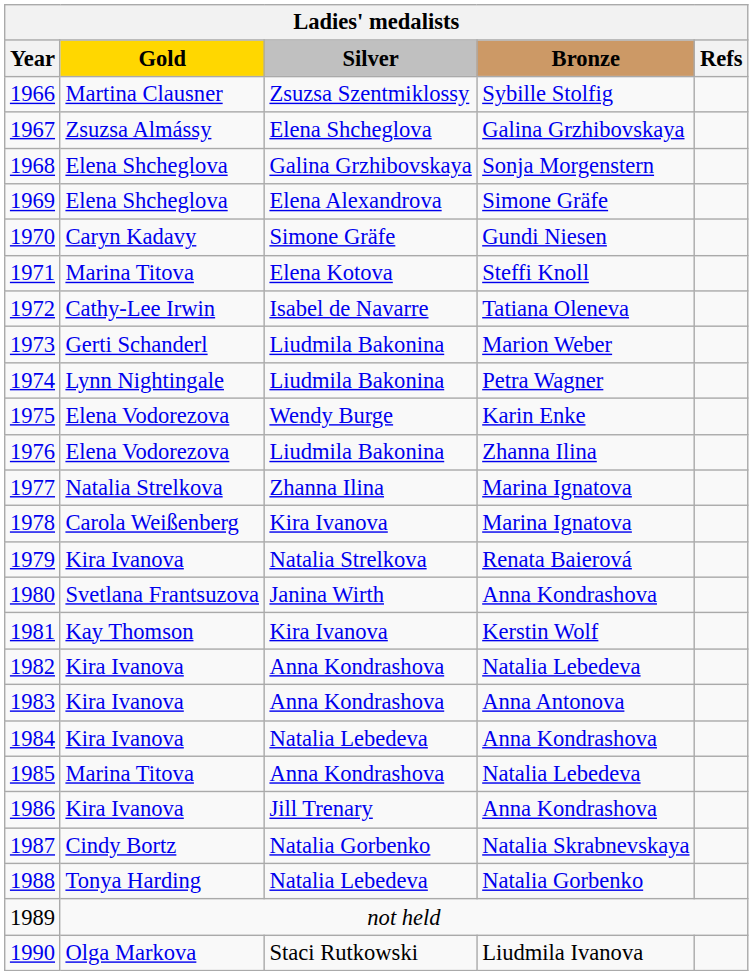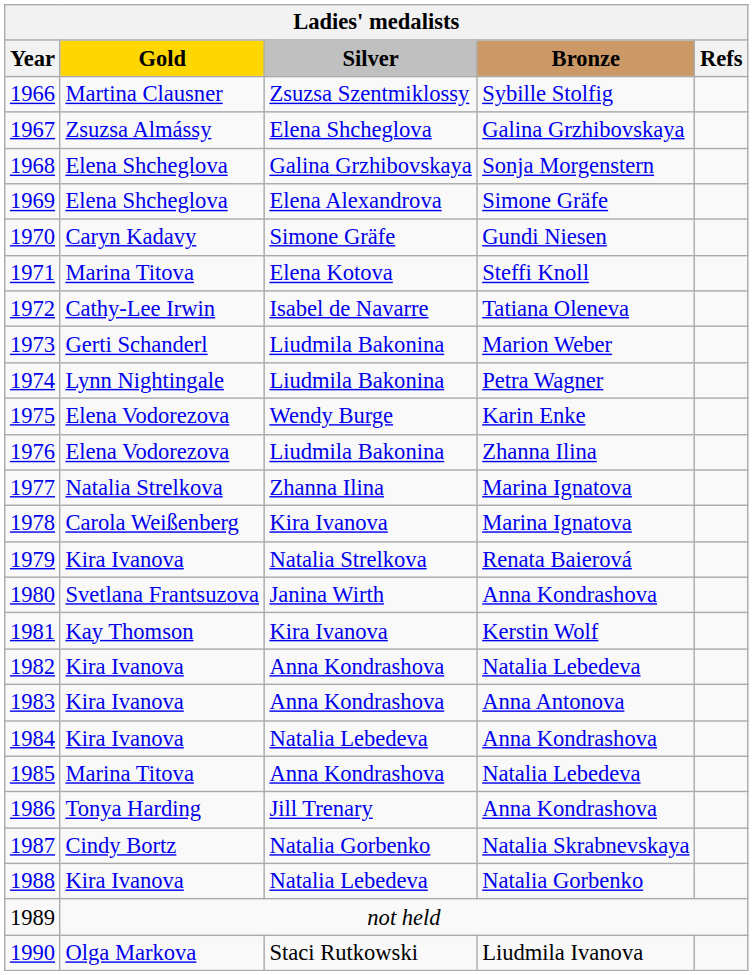(125, 809) Kira Ivanova -> (133, 809) Tonya Harding
(133, 881) Tonya Harding -> (125, 881) Kira Ivanova
